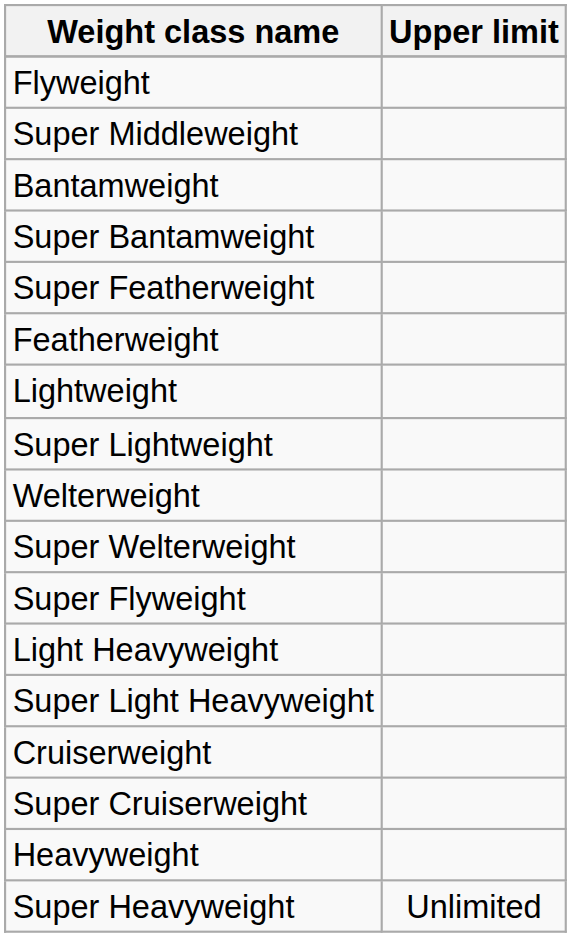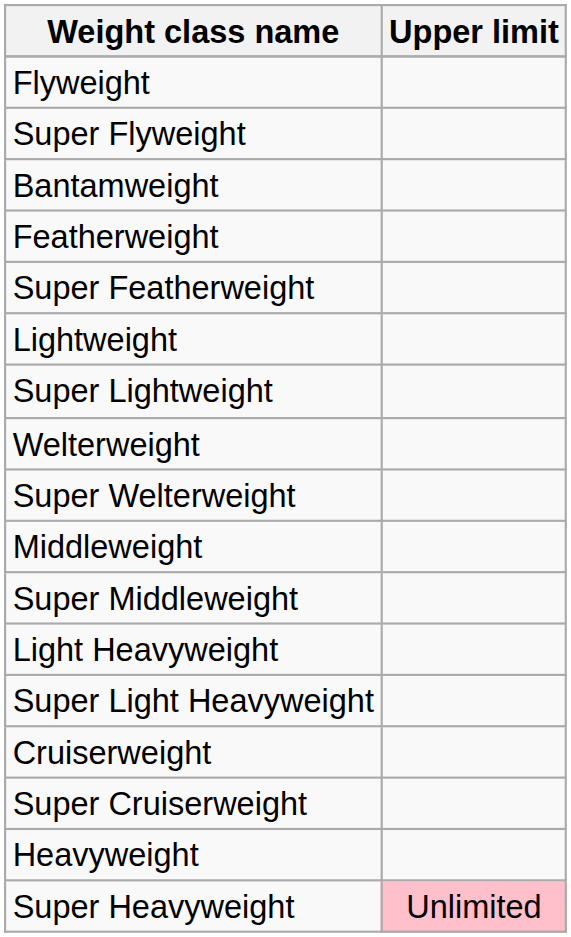rows swapped: (129, 597) <-> (155, 134)
- row: (163, 237)
rows swapped: (116, 340) <-> (163, 288)
+ row: (107, 546)
(474, 906) no background -> (474, 906) pink background
